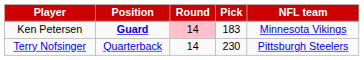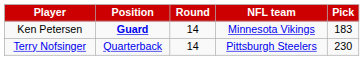columns swapped: (231, 13) <-> (303, 13)
(193, 30) pink background -> (193, 30) no background
